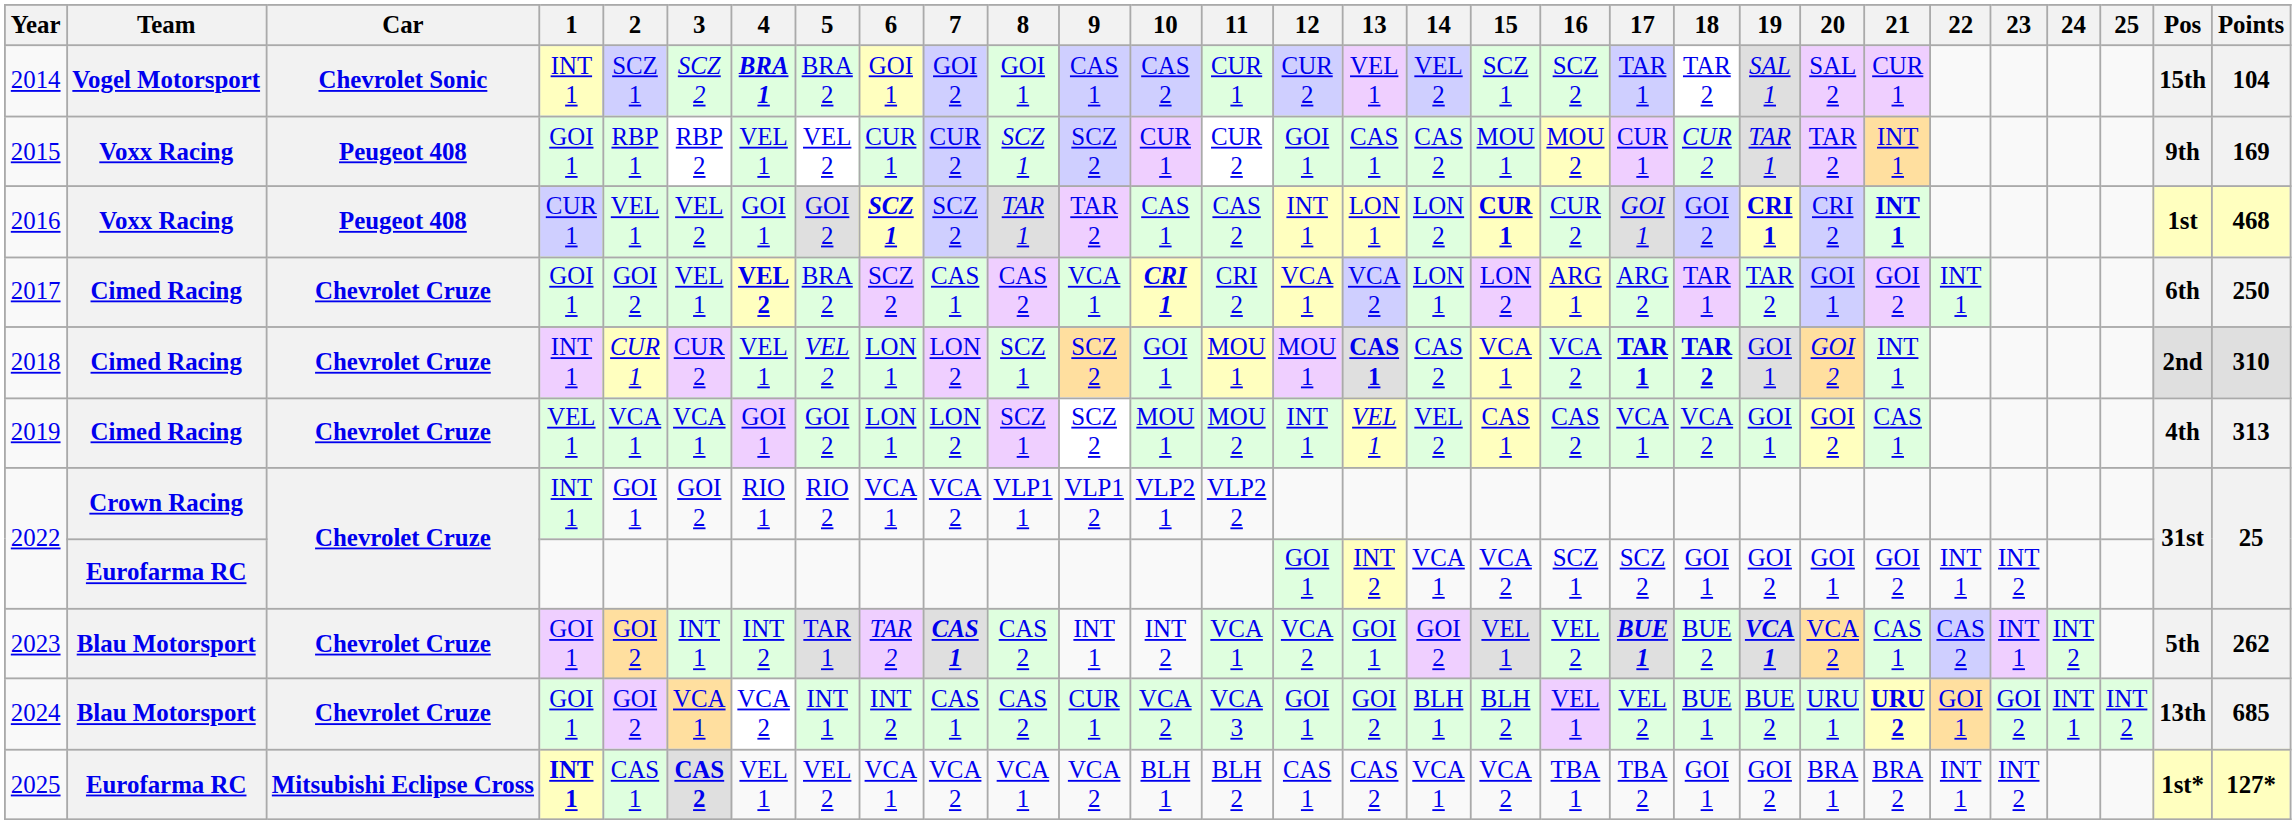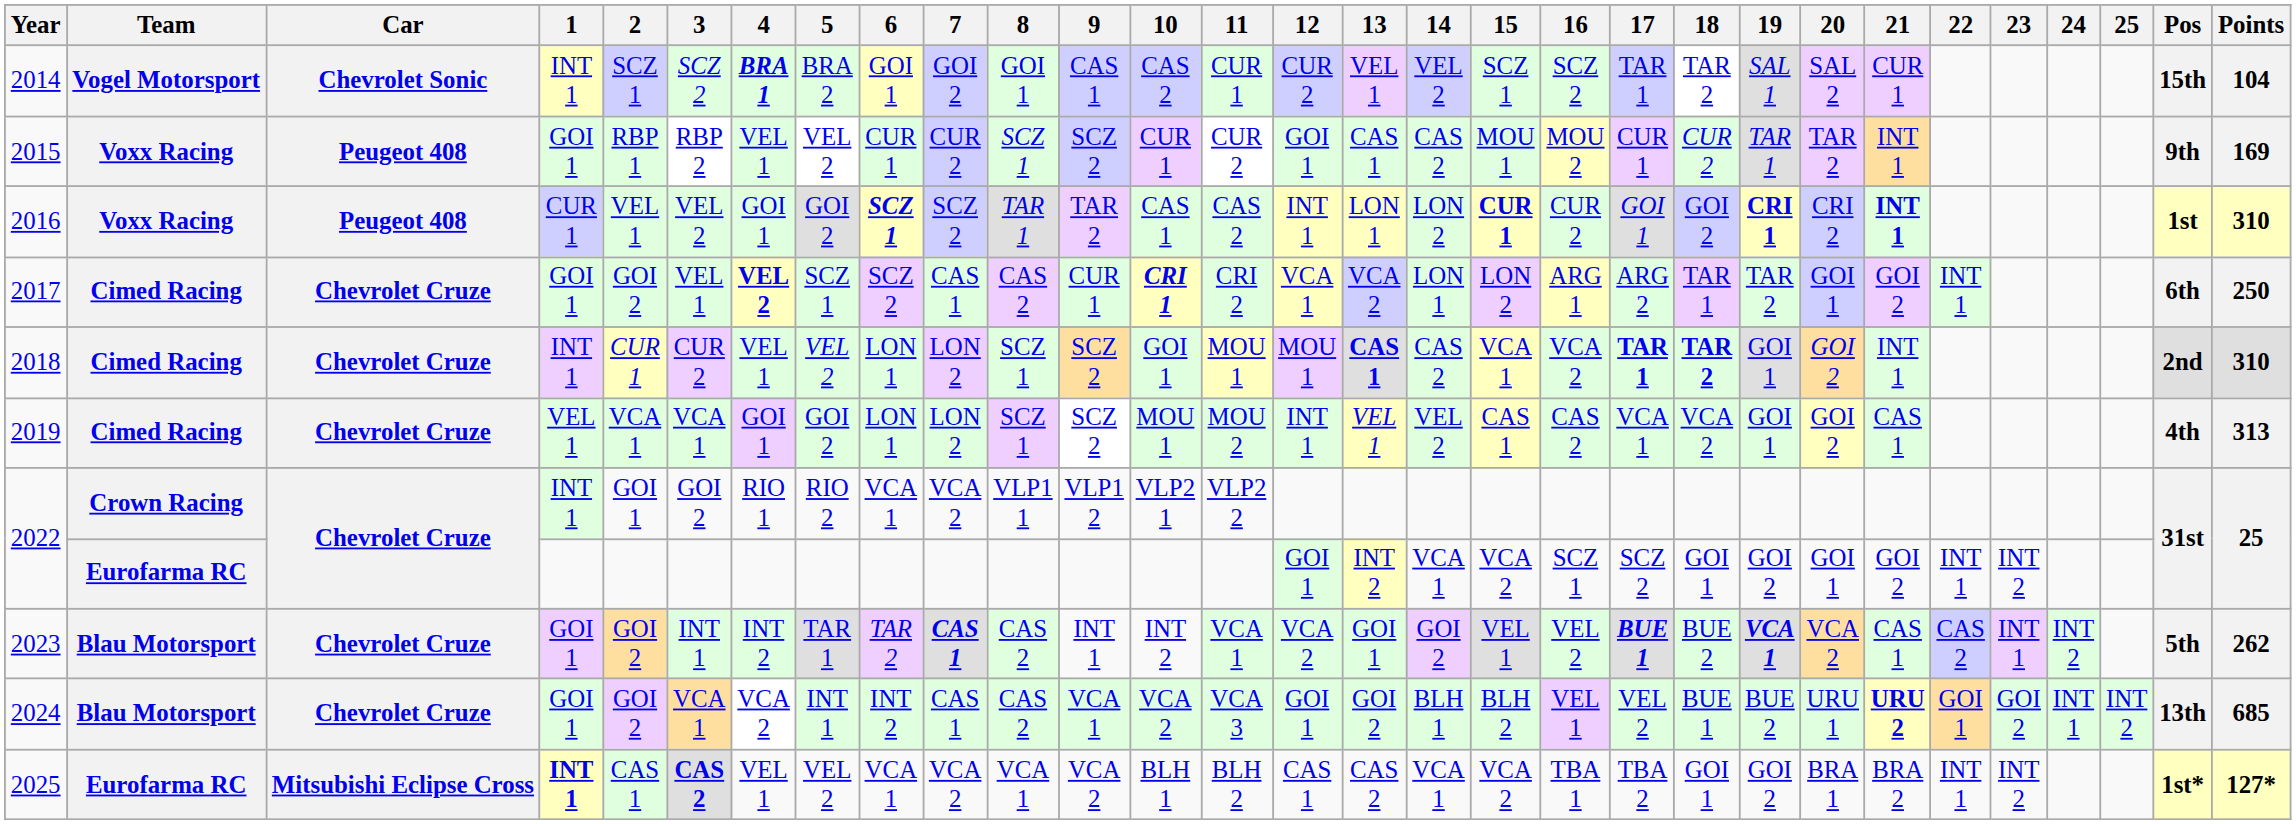(2251, 221) 468 -> (2251, 221) 310
(827, 291) BRA 2 -> (827, 291) SCZ 1
(1094, 291) VCA 1 -> (1094, 291) CUR 1
(1094, 713) CUR 1 -> (1094, 713) VCA 1
